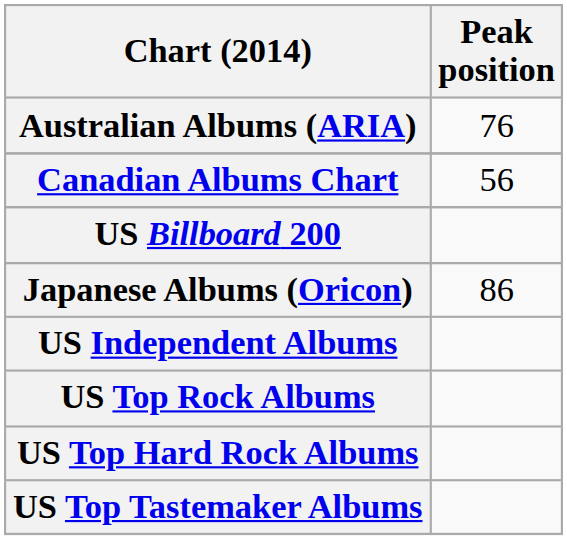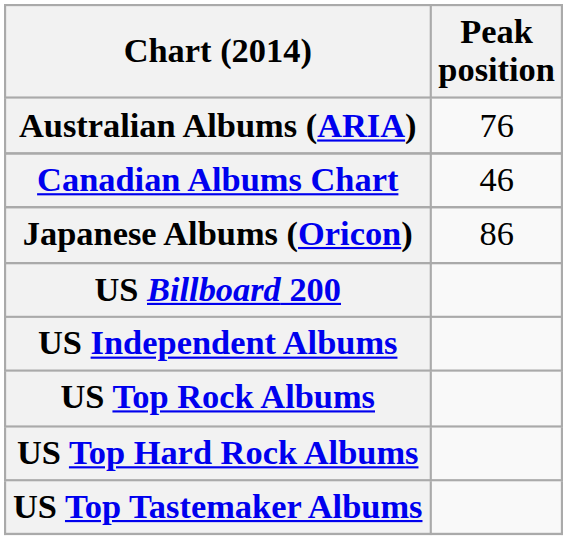(497, 179) 56 -> (497, 179) 46
rows swapped: (218, 288) <-> (218, 234)
